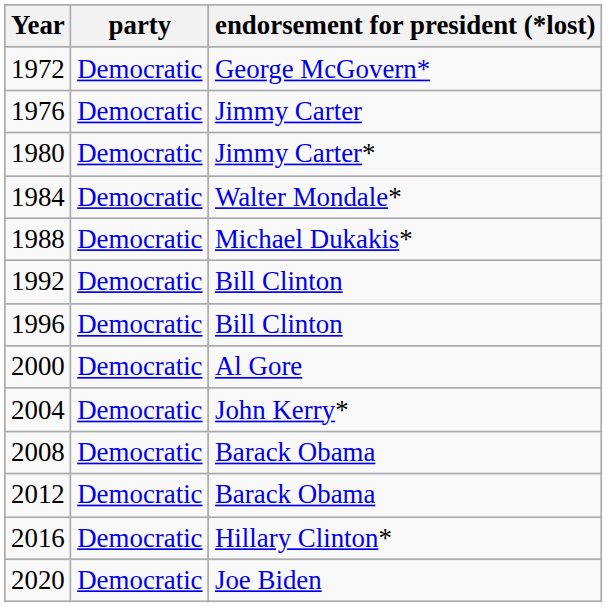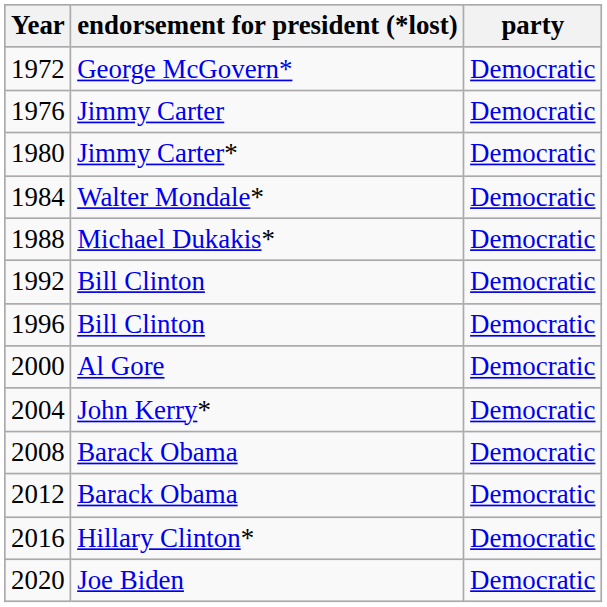columns swapped: (405, 25) <-> (140, 25)
